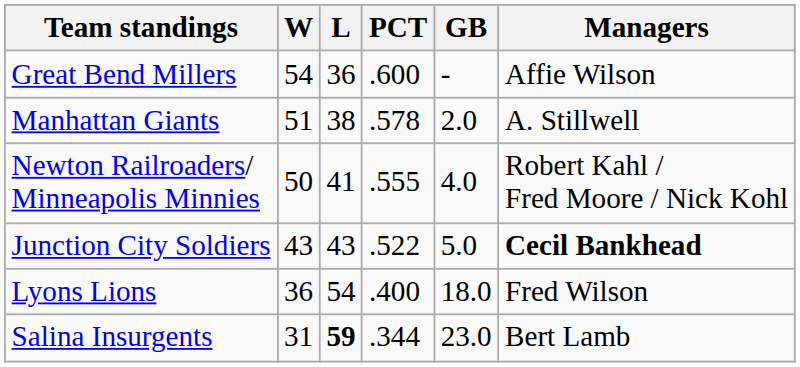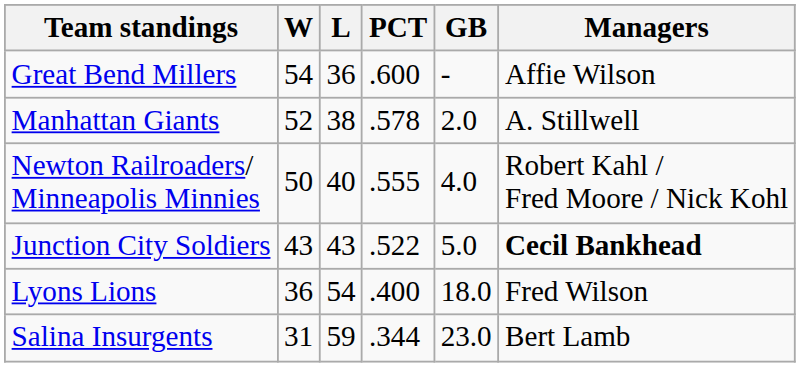(298, 119) 51 -> (298, 119) 52
(341, 182) 41 -> (341, 182) 40
(341, 337) bold -> (341, 337) normal
